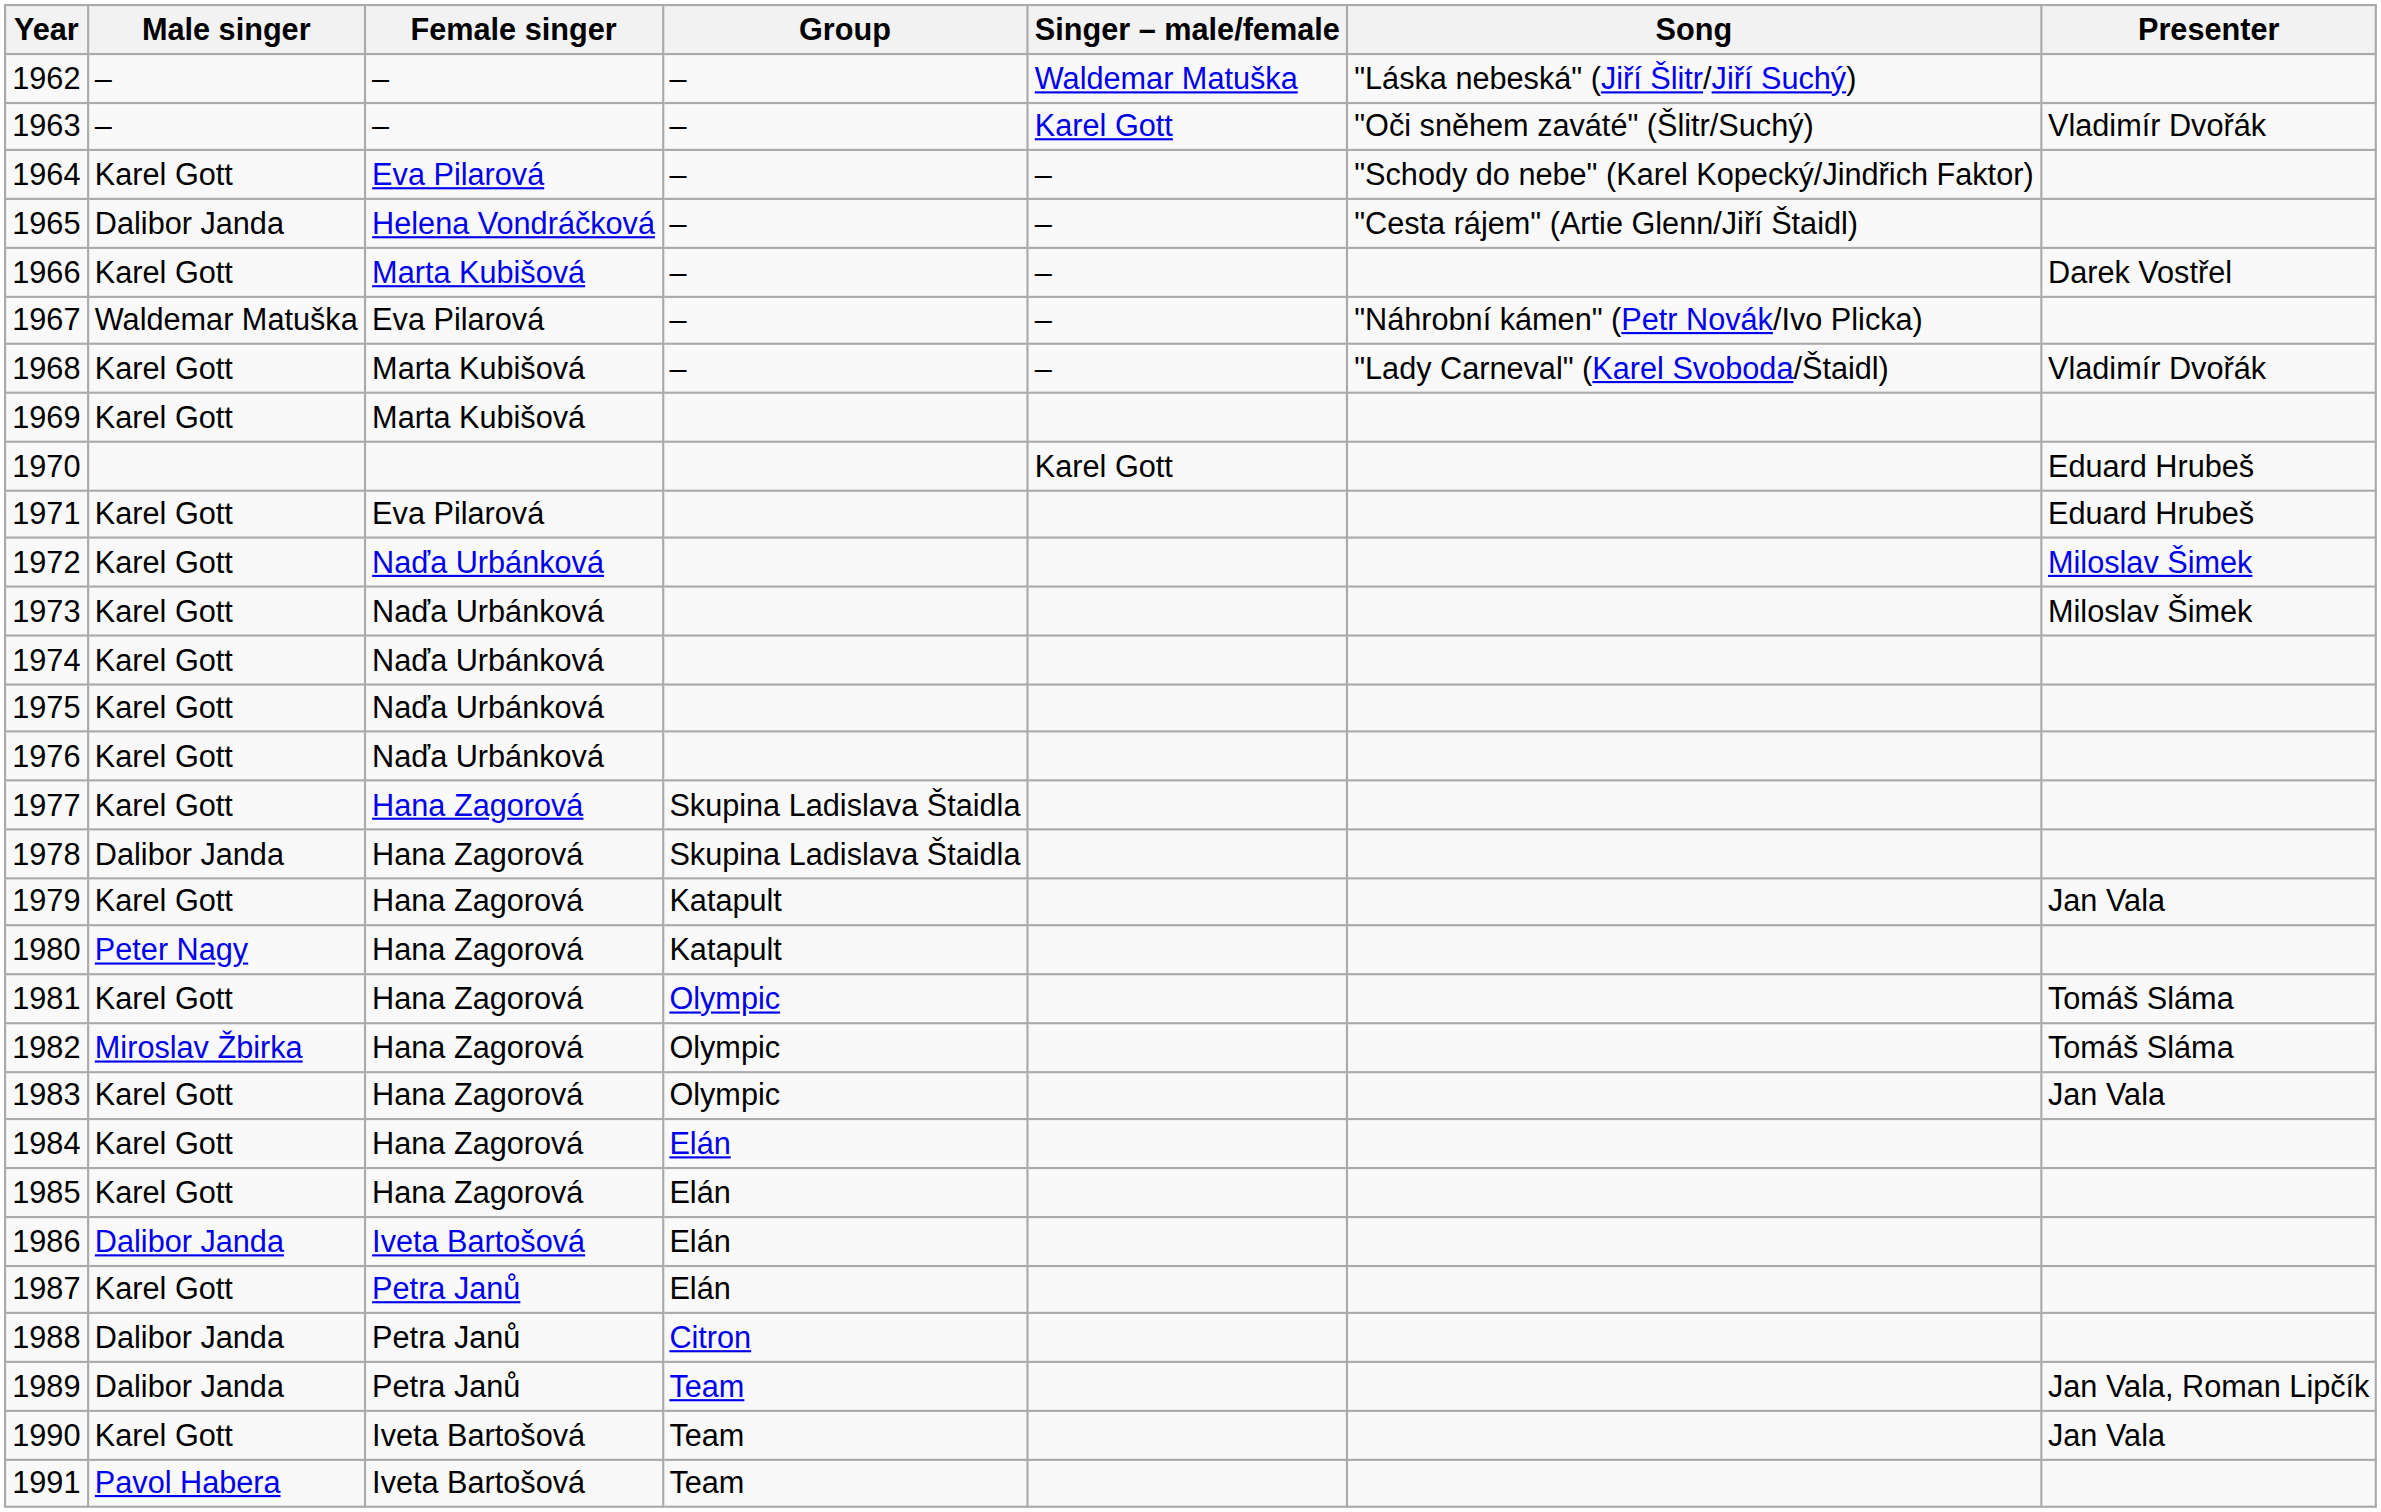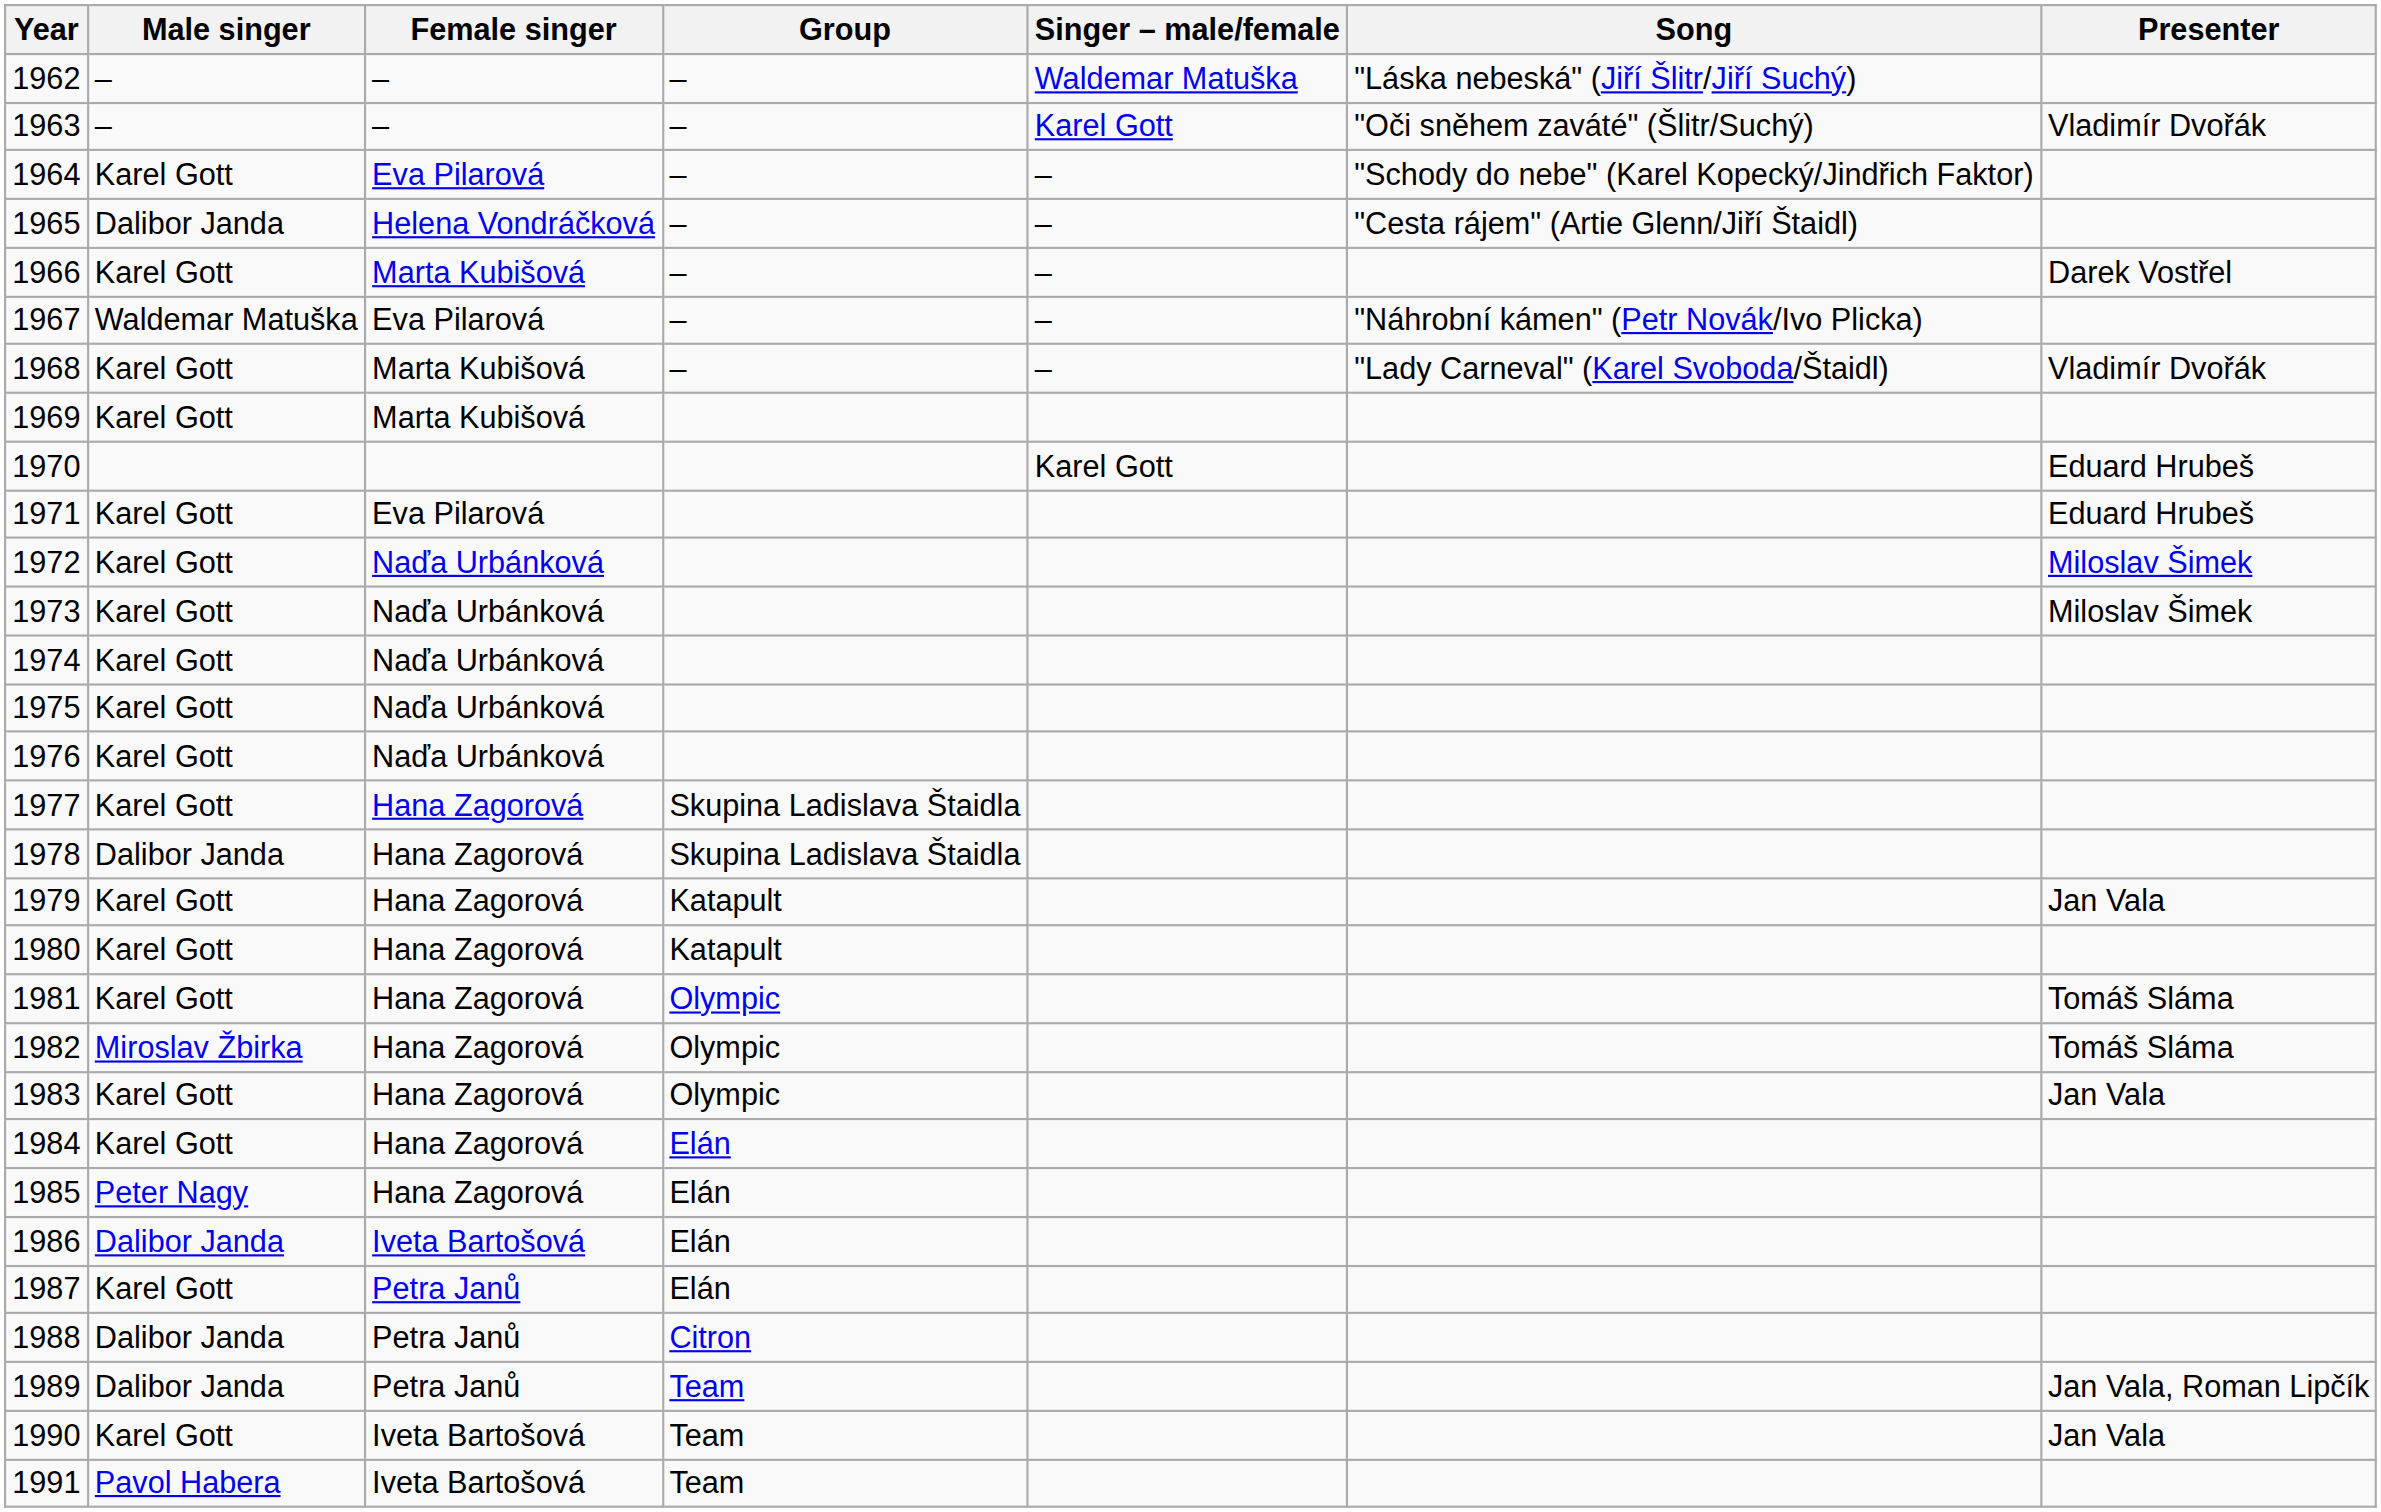(172, 950) Peter Nagy -> (164, 950) Karel Gott
(164, 1193) Karel Gott -> (172, 1193) Peter Nagy
